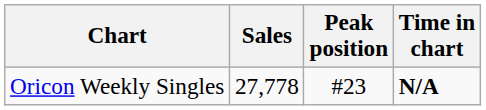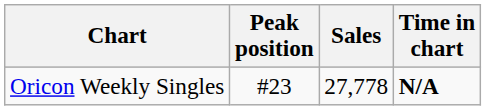columns swapped: (349, 35) <-> (267, 35)
